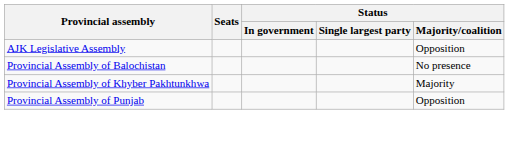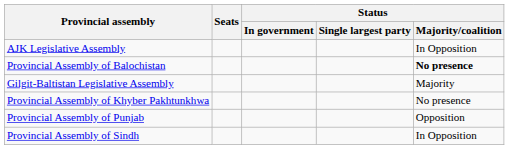(440, 48) Opposition -> (446, 48) In Opposition
(443, 65) normal -> (444, 65) bold
+ row: (90, 83)
(435, 83) Majority -> (443, 100) No presence
+ row: (73, 135)
